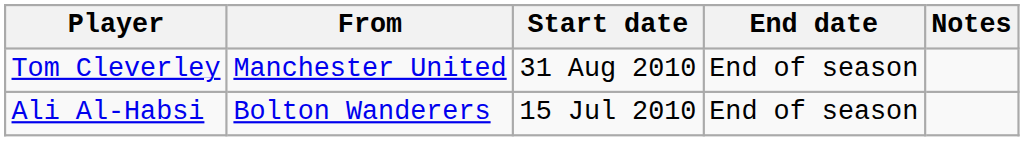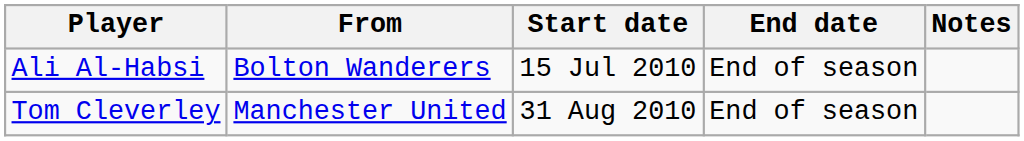rows swapped: (108, 114) <-> (116, 70)
